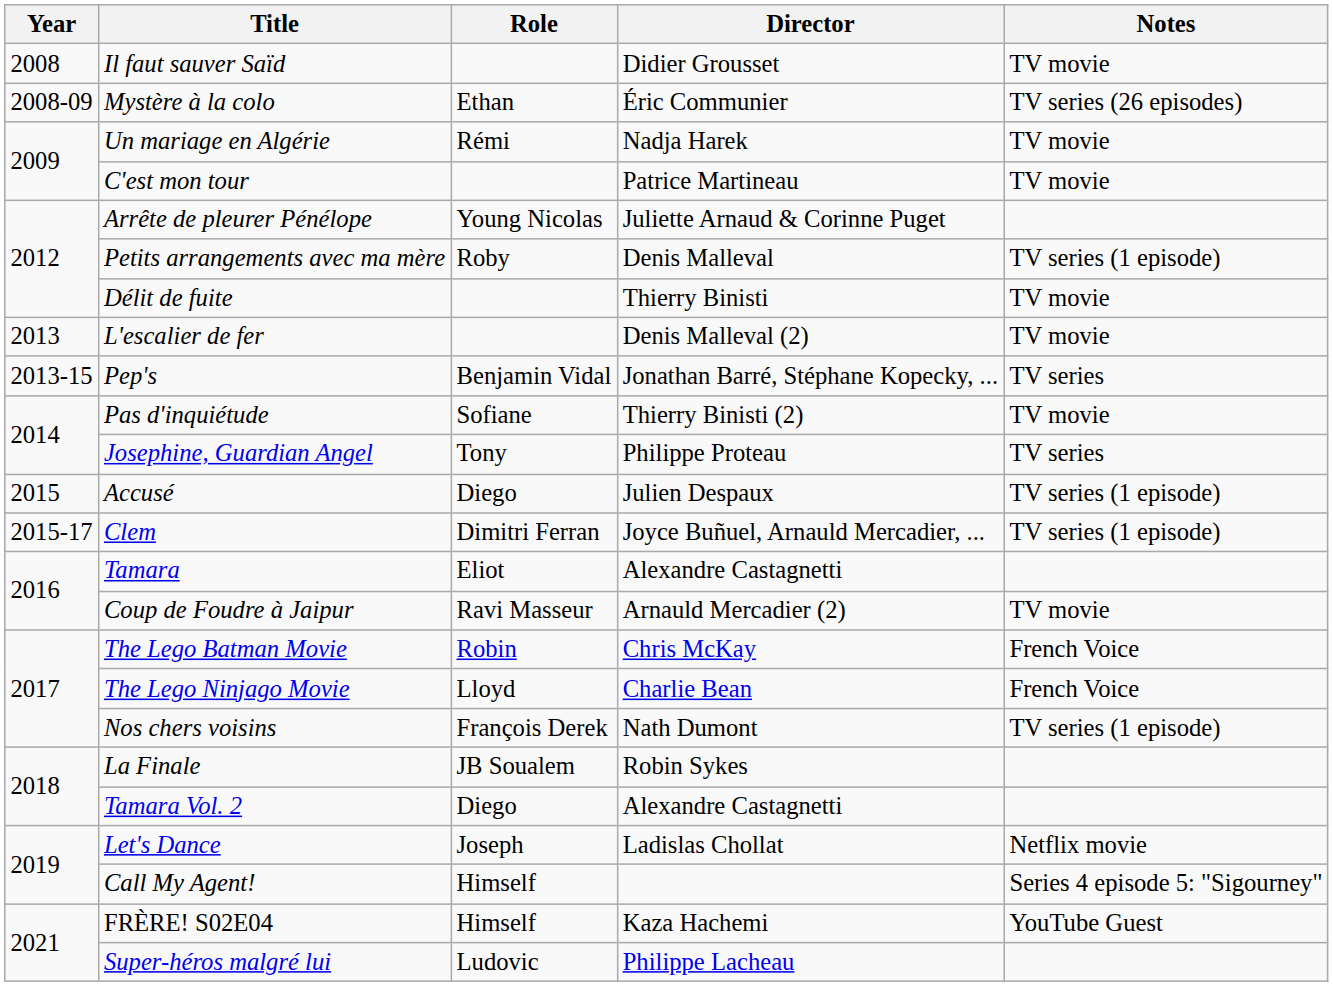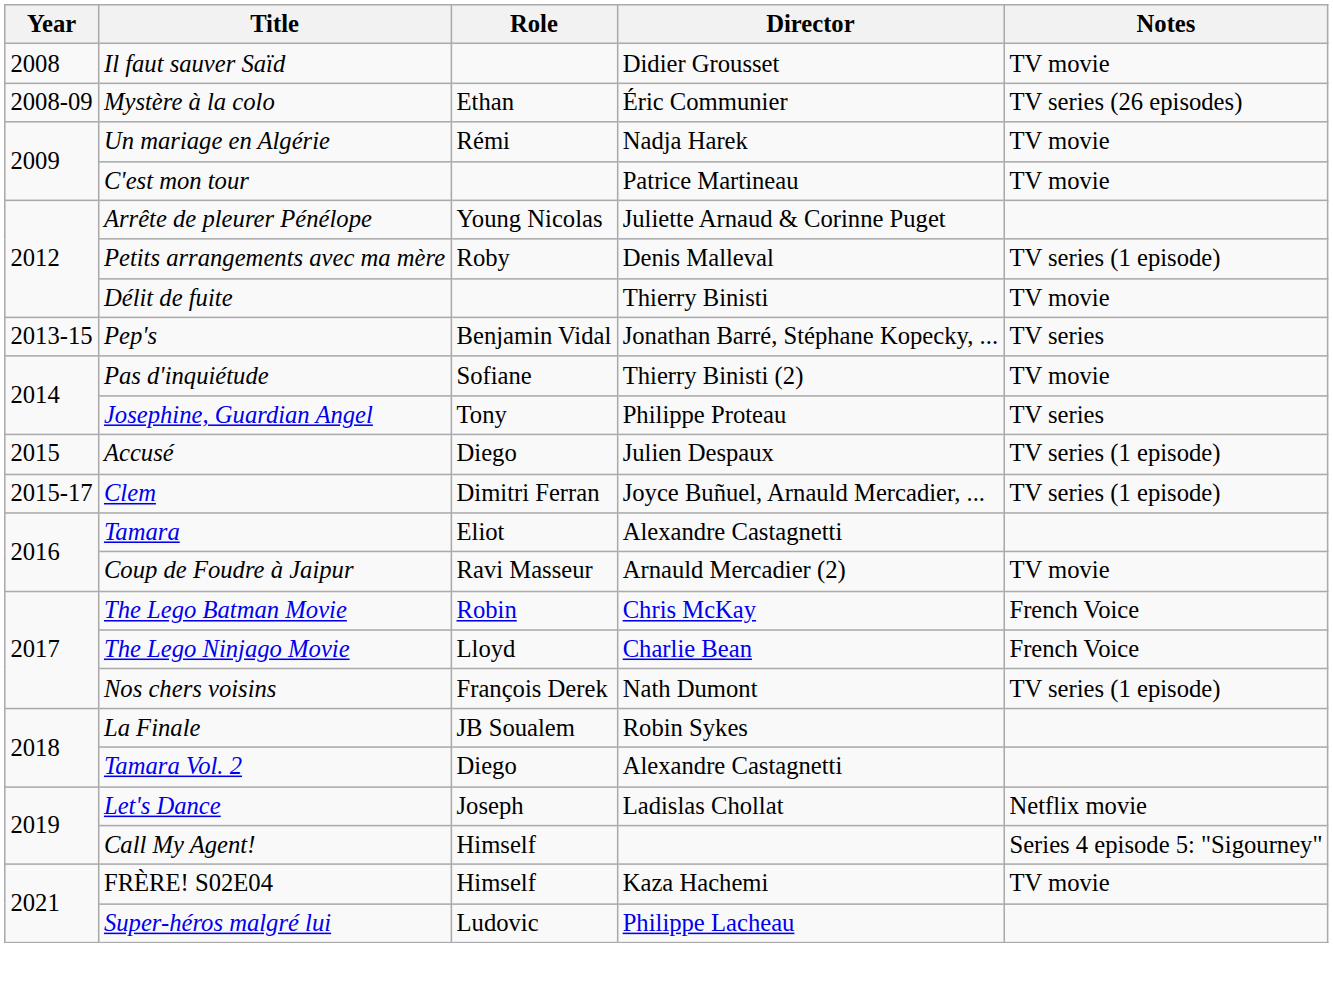- row: (184, 336)
(1086, 922) YouTube Guest -> (1060, 883) TV movie
